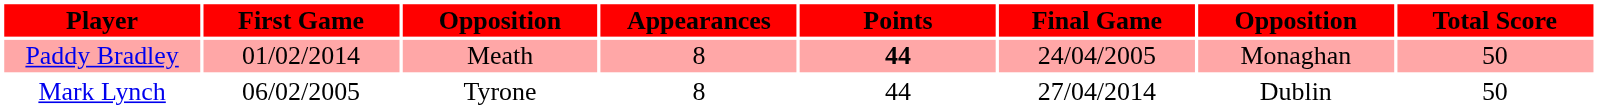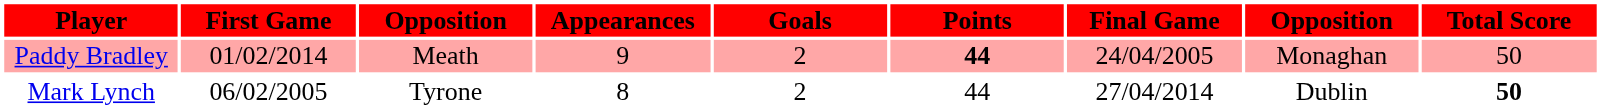+ column: (800, 20)
(699, 55) 8 -> (623, 55) 9
(1495, 91) normal -> (1509, 91) bold
